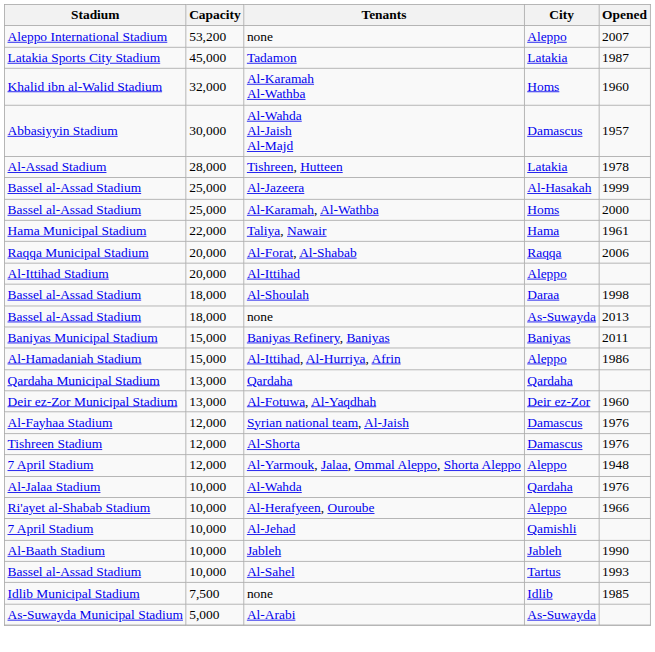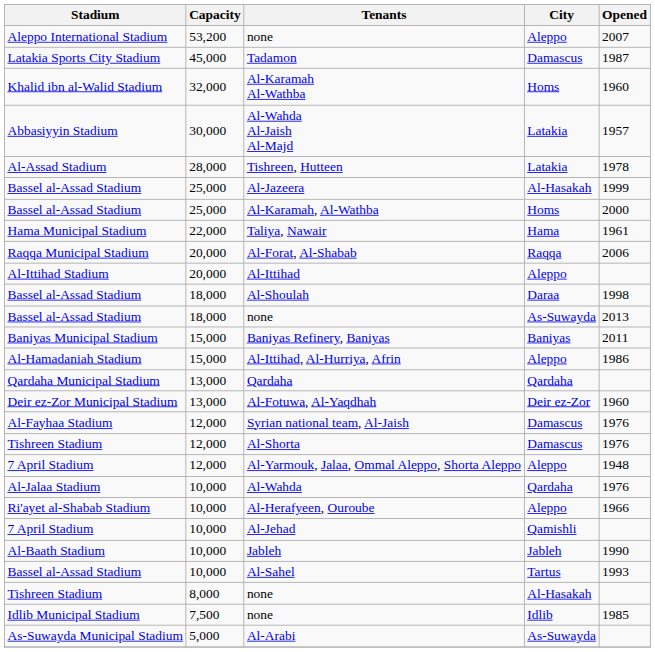(547, 57) Latakia -> (555, 57) Damascus
(555, 130) Damascus -> (547, 130) Latakia
+ row: (55, 593)
